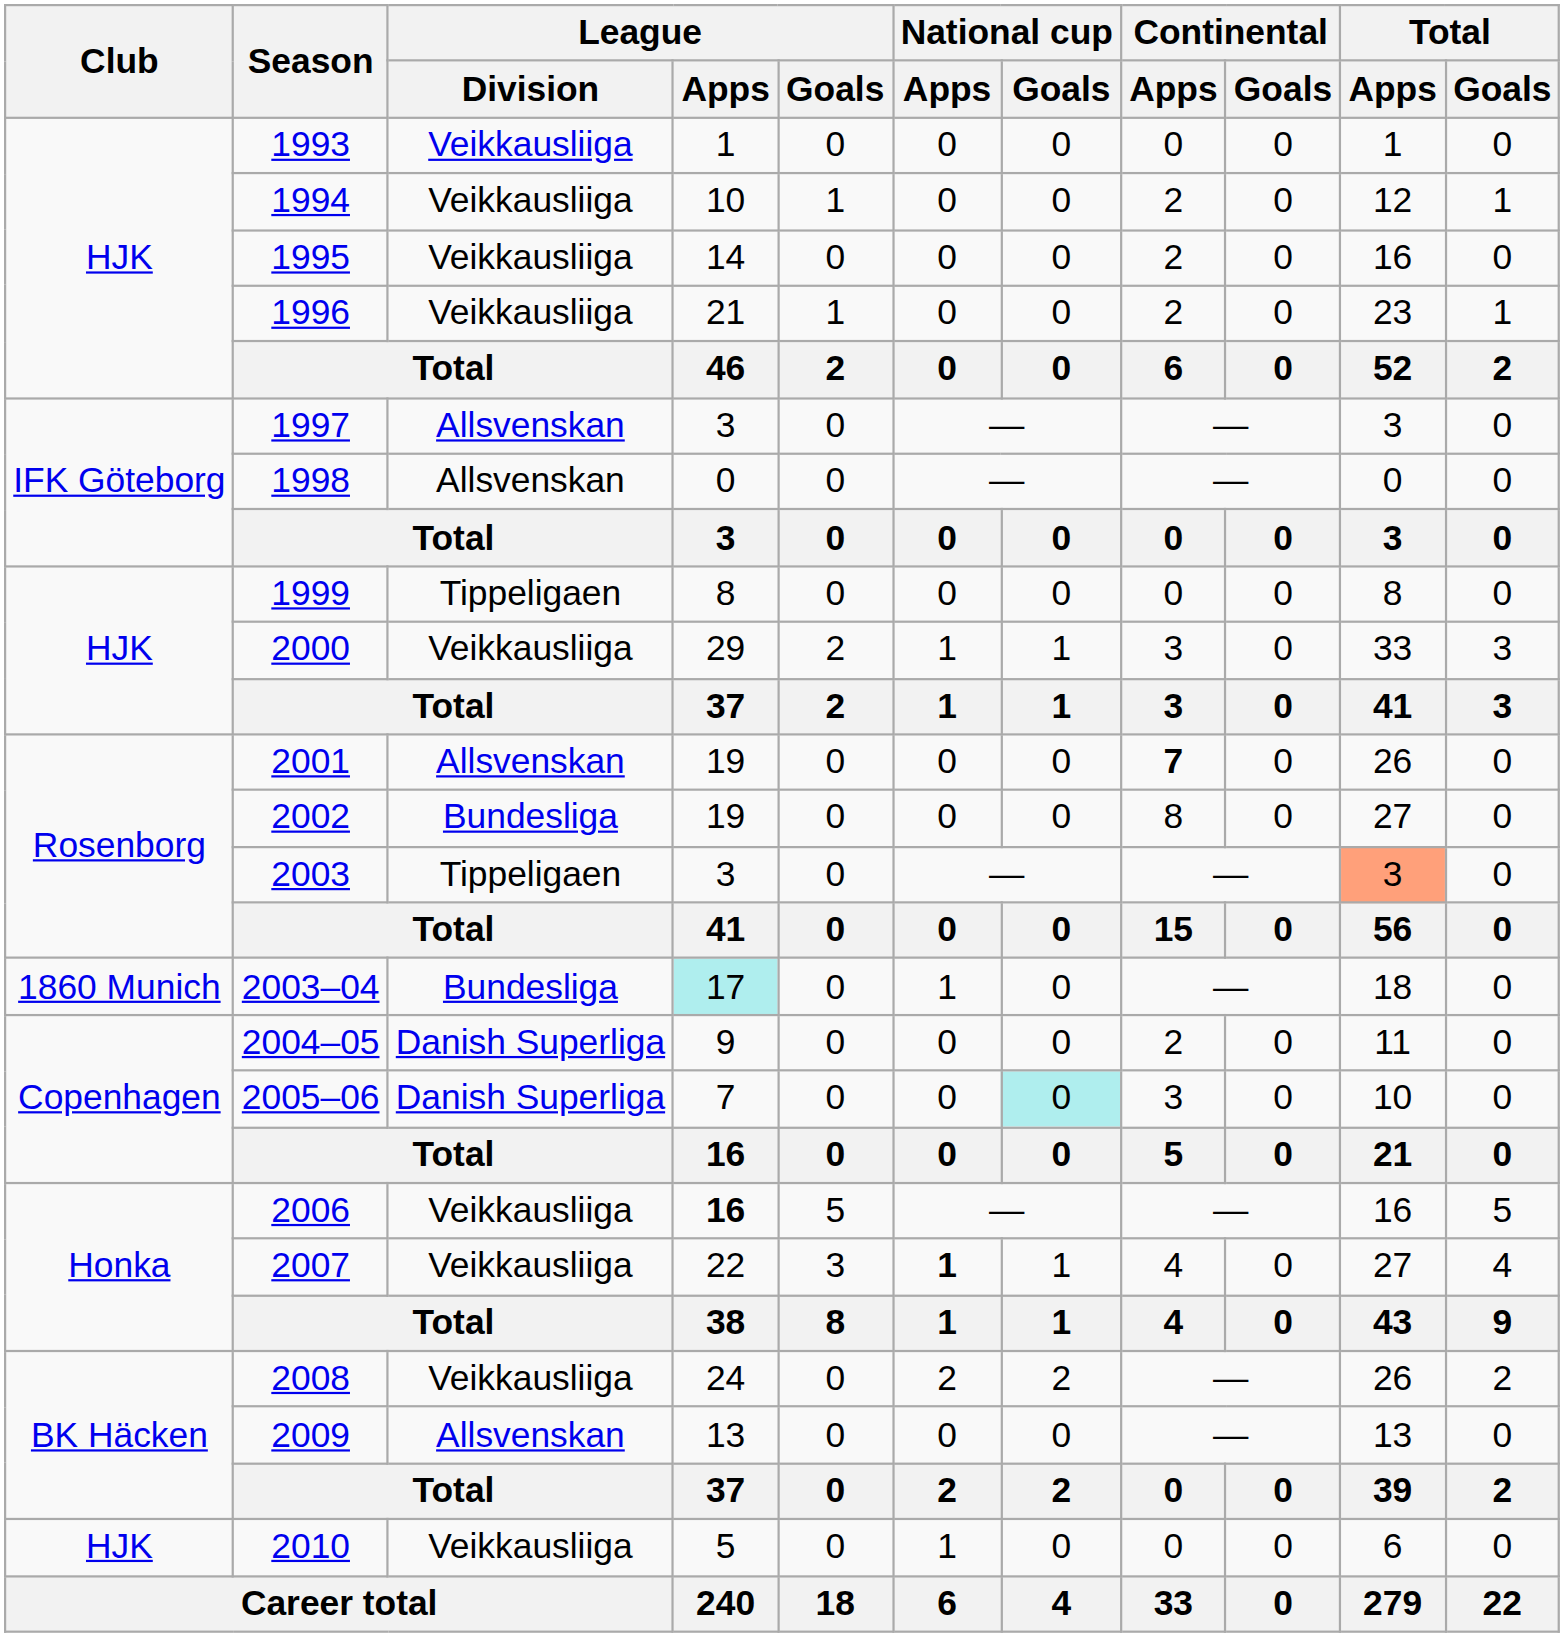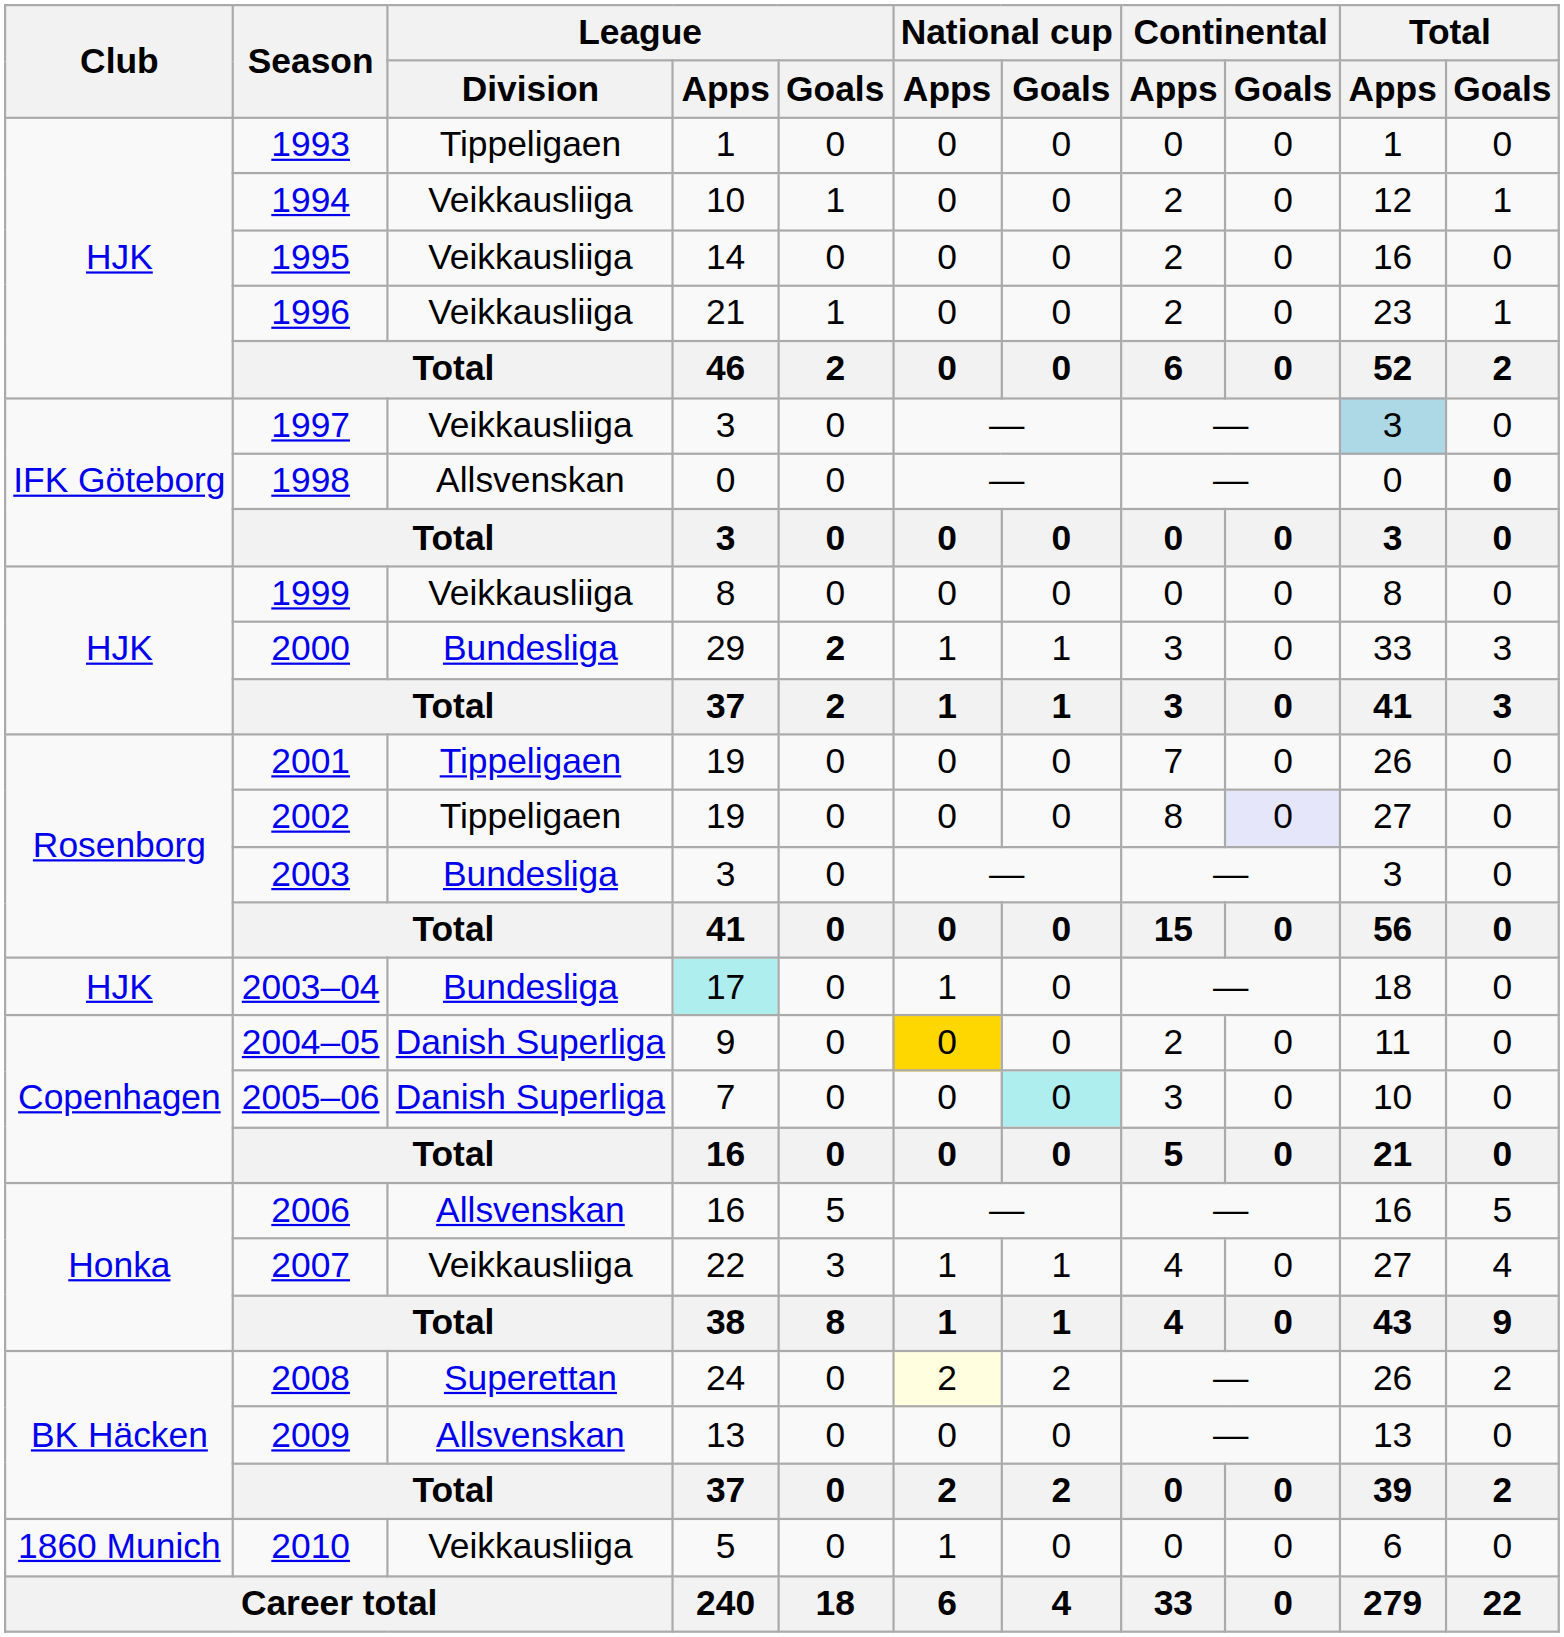(530, 144) Veikkausliiga -> (530, 144) Tippeligaen
(530, 425) Allsvenskan -> (530, 425) Veikkausliiga
(1393, 425) no background -> (1393, 425) lightblue background
(1502, 481) normal -> (1502, 481) bold
(530, 593) Tippeligaen -> (530, 593) Veikkausliiga
(530, 649) Veikkausliiga -> (530, 649) Bundesliga
(835, 649) normal -> (835, 649) bold
(530, 761) Allsvenskan -> (530, 761) Tippeligaen
(1173, 761) bold -> (1173, 761) normal
(530, 817) Bundesliga -> (530, 817) Tippeligaen
(1283, 817) no background -> (1283, 817) lavender background
(530, 873) Tippeligaen -> (530, 873) Bundesliga
(1393, 873) lightsalmon background -> (1393, 873) no background
(119, 985) 1860 Munich -> (119, 985) HJK
(947, 1041) no background -> (947, 1041) gold background
(530, 1210) Veikkausliiga -> (530, 1210) Allsvenskan
(726, 1210) bold -> (726, 1210) normal
(947, 1266) bold -> (947, 1266) normal
(530, 1378) Veikkausliiga -> (530, 1378) Superettan
(947, 1378) no background -> (947, 1378) lightyellow background
(119, 1546) HJK -> (119, 1546) 1860 Munich
